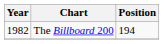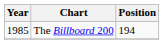(18, 30) 1982 -> (18, 30) 1985
